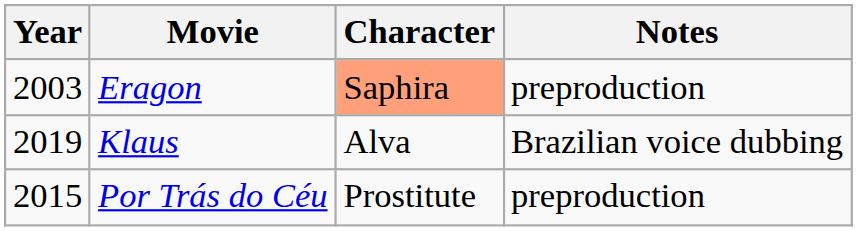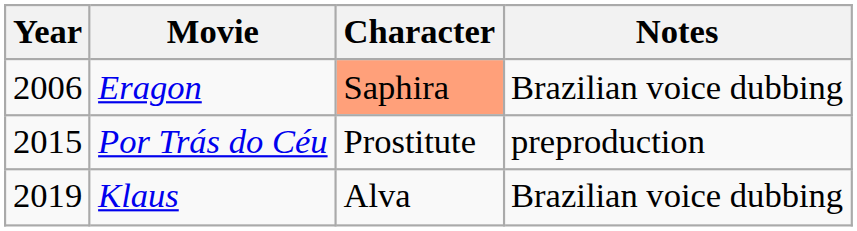(48, 86) 2003 -> (48, 86) 2006
(608, 86) preproduction -> (677, 86) Brazilian voice dubbing
rows swapped: (213, 196) <-> (138, 141)
